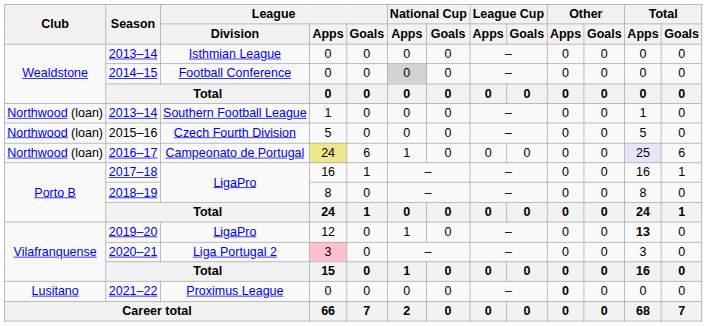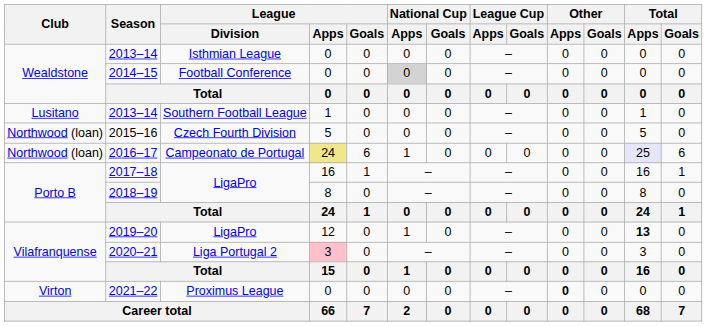(55, 113) Northwood (loan) -> (55, 113) Lusitano
(55, 291) Lusitano -> (55, 291) Virton
